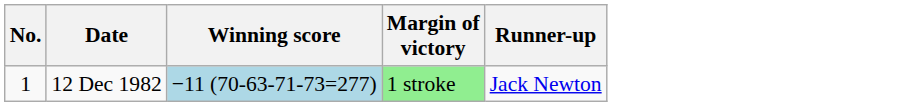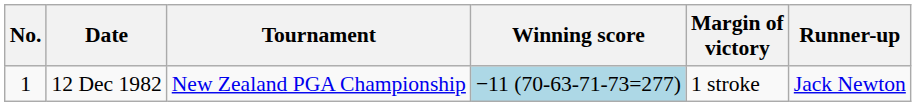+ column: (319, 35)
(421, 83) lightgreen background -> (725, 83) no background
